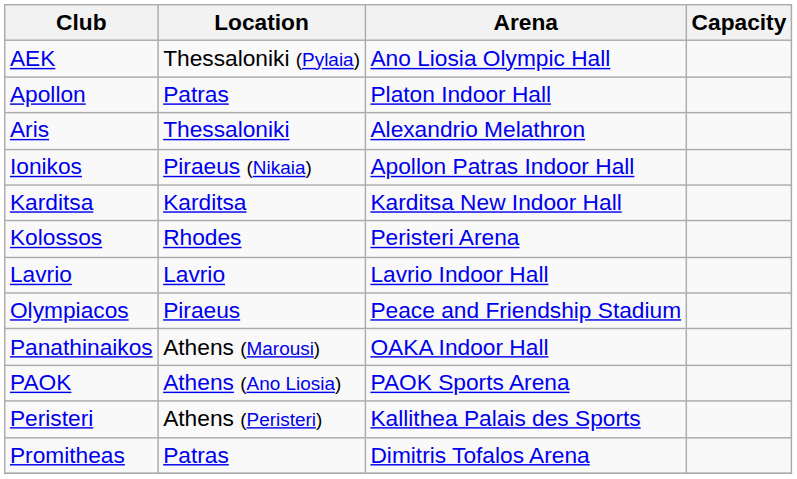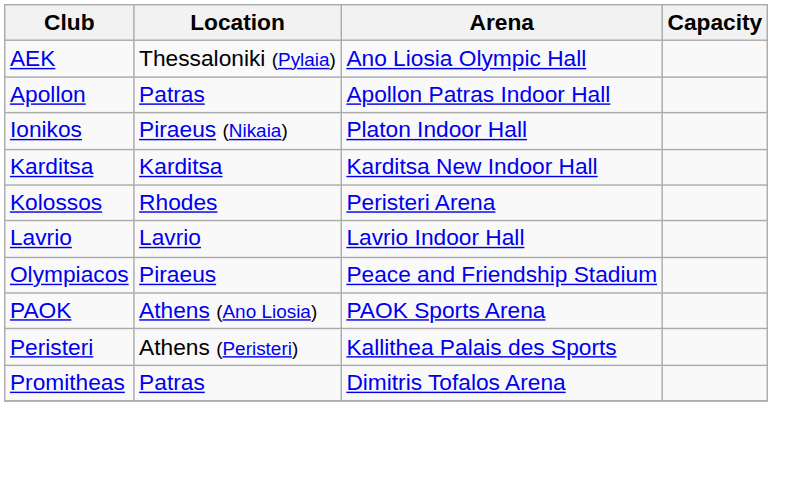(461, 94) Platon Indoor Hall -> (478, 94) Apollon Patras Indoor Hall
- row: (30, 130)
(502, 166) Apollon Patras Indoor Hall -> (437, 130) Platon Indoor Hall
- row: (81, 346)
